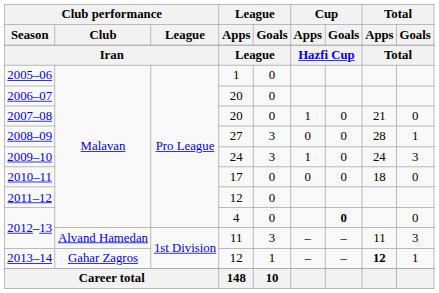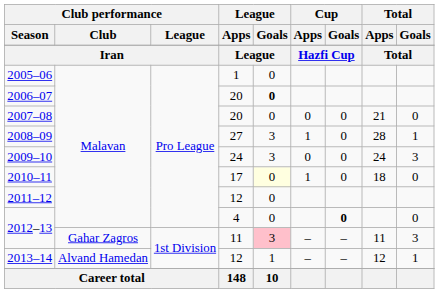(272, 95) normal -> (272, 95) bold
(308, 116) 1 -> (308, 116) 0
(308, 136) 0 -> (308, 136) 1
(308, 156) 1 -> (308, 156) 0
(272, 177) no background -> (272, 177) lightyellow background
(308, 177) 0 -> (308, 177) 1
(103, 237) Alvand Hamedan -> (103, 237) Gahar Zagros
(272, 237) no background -> (272, 237) pink background
(103, 258) Gahar Zagros -> (103, 258) Alvand Hamedan
(379, 258) bold -> (379, 258) normal
